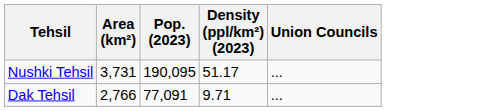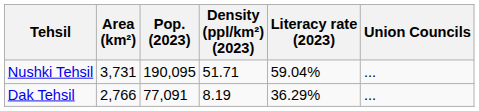+ column: (314, 32)
(221, 71) 51.17 -> (221, 71) 51.71
(217, 94) 9.71 -> (217, 94) 8.19
